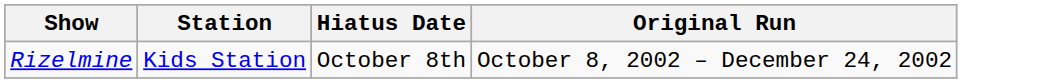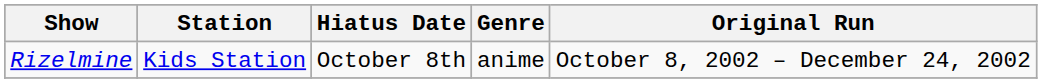+ column: (511, 23)
